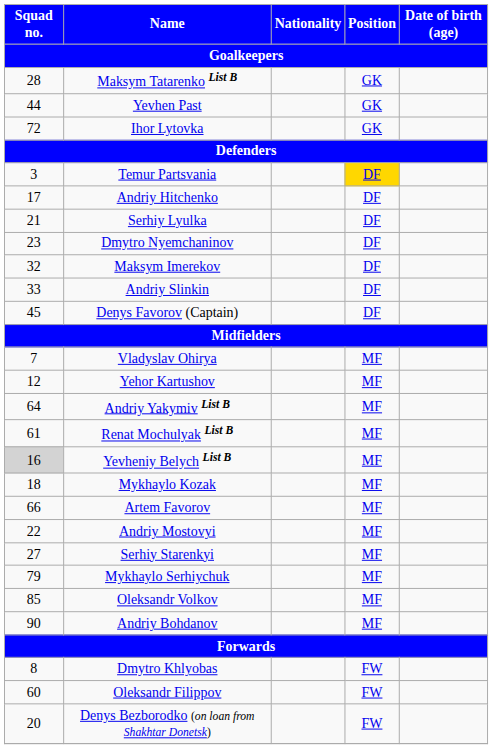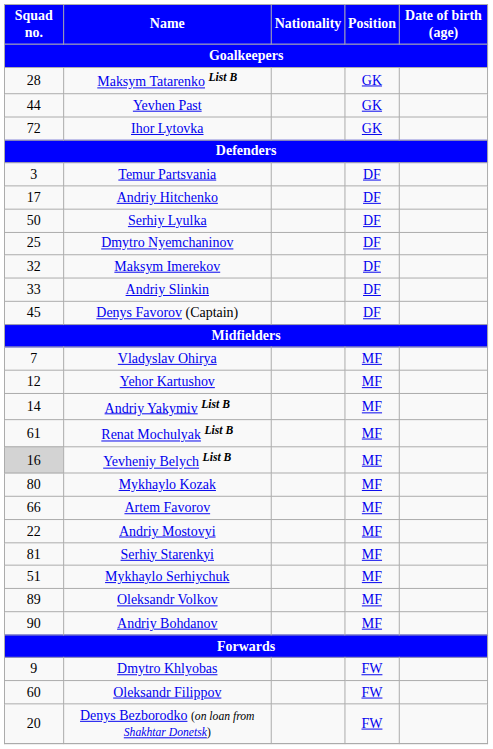(372, 174) gold background -> (372, 174) no background
(34, 220) 21 -> (34, 220) 50
(34, 243) 23 -> (34, 243) 25
(34, 407) 64 -> (34, 407) 14
(34, 485) 18 -> (34, 485) 80
(34, 554) 27 -> (34, 554) 81
(34, 577) 79 -> (34, 577) 51
(34, 600) 85 -> (34, 600) 89
(34, 669) 8 -> (34, 669) 9
